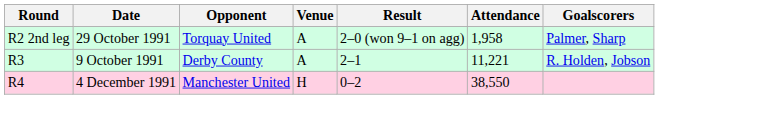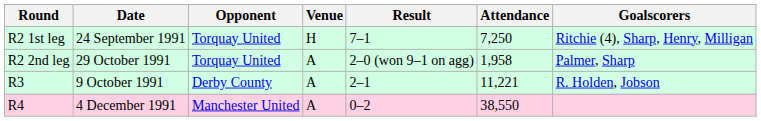+ row: (36, 37)
(302, 82) H -> (311, 104) A
